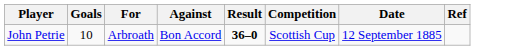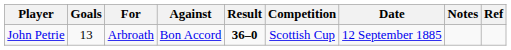+ column: (463, 14)
(86, 34) 10 -> (86, 34) 13
